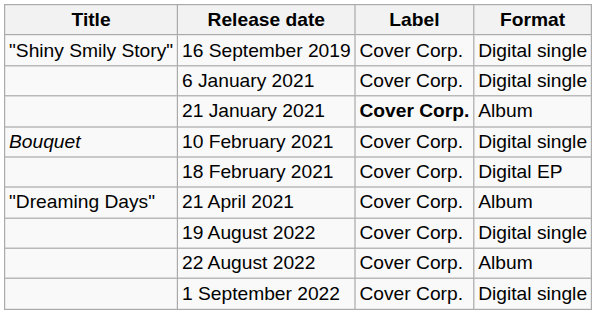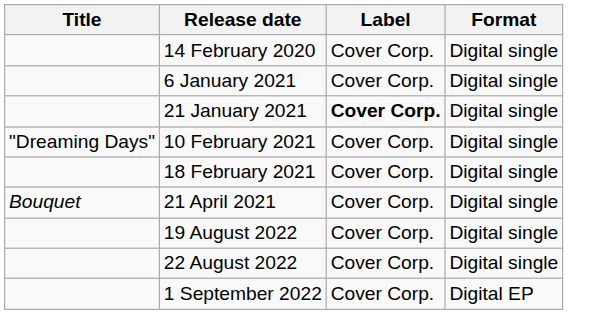- row: (266, 50)
+ row: (240, 50)
(505, 111) Album -> (504, 111) Digital single
(45, 141) Bouquet -> (82, 141) "Dreaming Days"
(520, 171) Digital EP -> (504, 171) Digital single
(82, 202) "Dreaming Days" -> (45, 202) Bouquet
(505, 202) Album -> (504, 202) Digital single
(505, 263) Album -> (504, 263) Digital single
(533, 293) Digital single -> (492, 293) Digital EP
